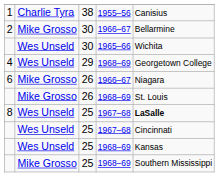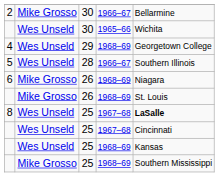- row: (10, 12)
+ row: (10, 63)
(114, 80) 1966–67 -> (114, 80) 1968–69
